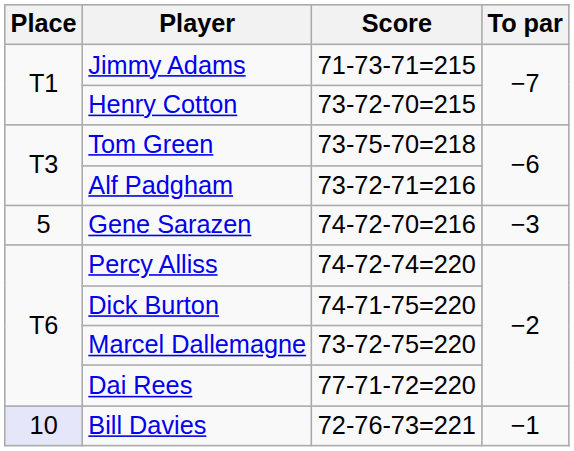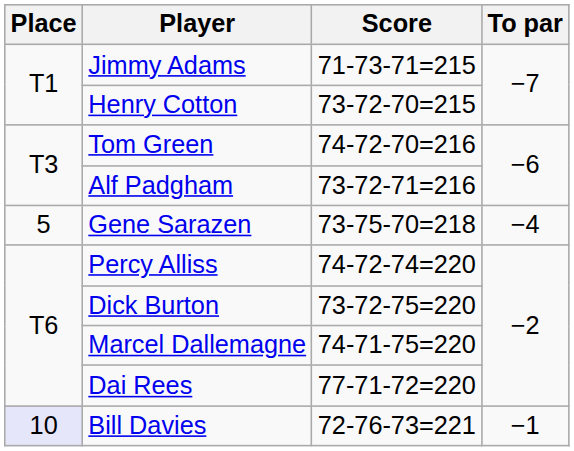(397, 144) 73-75-70=218 -> (397, 144) 74-72-70=216
(397, 225) 74-72-70=216 -> (397, 225) 73-75-70=218
(525, 225) −3 -> (525, 225) −4
(397, 305) 74-71-75=220 -> (397, 305) 73-72-75=220
(397, 345) 73-72-75=220 -> (397, 345) 74-71-75=220
